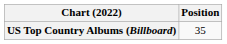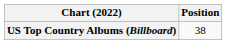(200, 30) 35 -> (200, 30) 38
